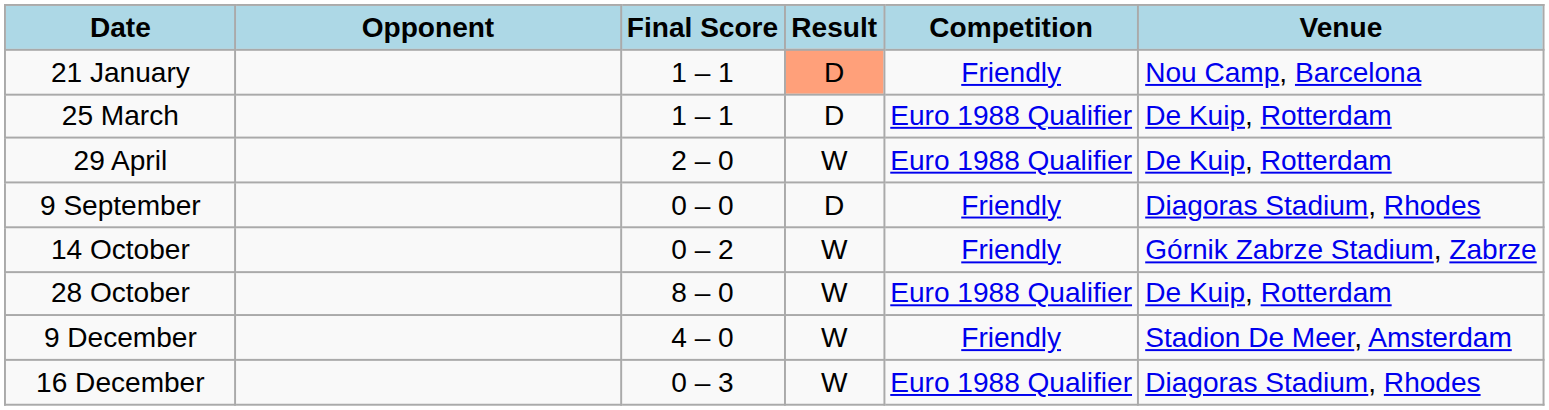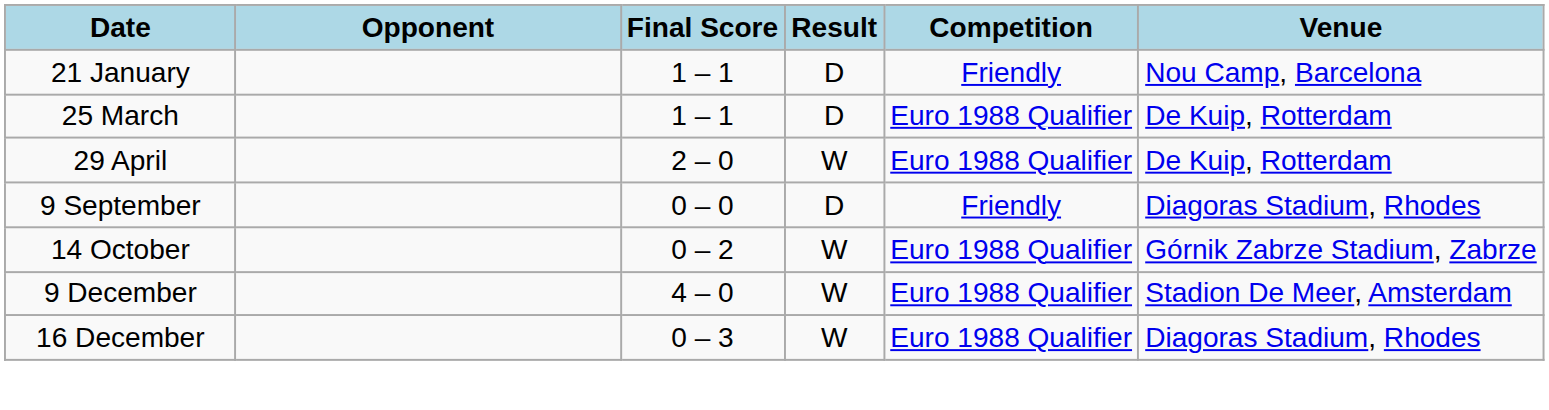(834, 72) lightsalmon background -> (834, 72) no background
(1011, 249) Friendly -> (1011, 249) Euro 1988 Qualifier
- row: (120, 294)
(1011, 338) Friendly -> (1011, 294) Euro 1988 Qualifier
